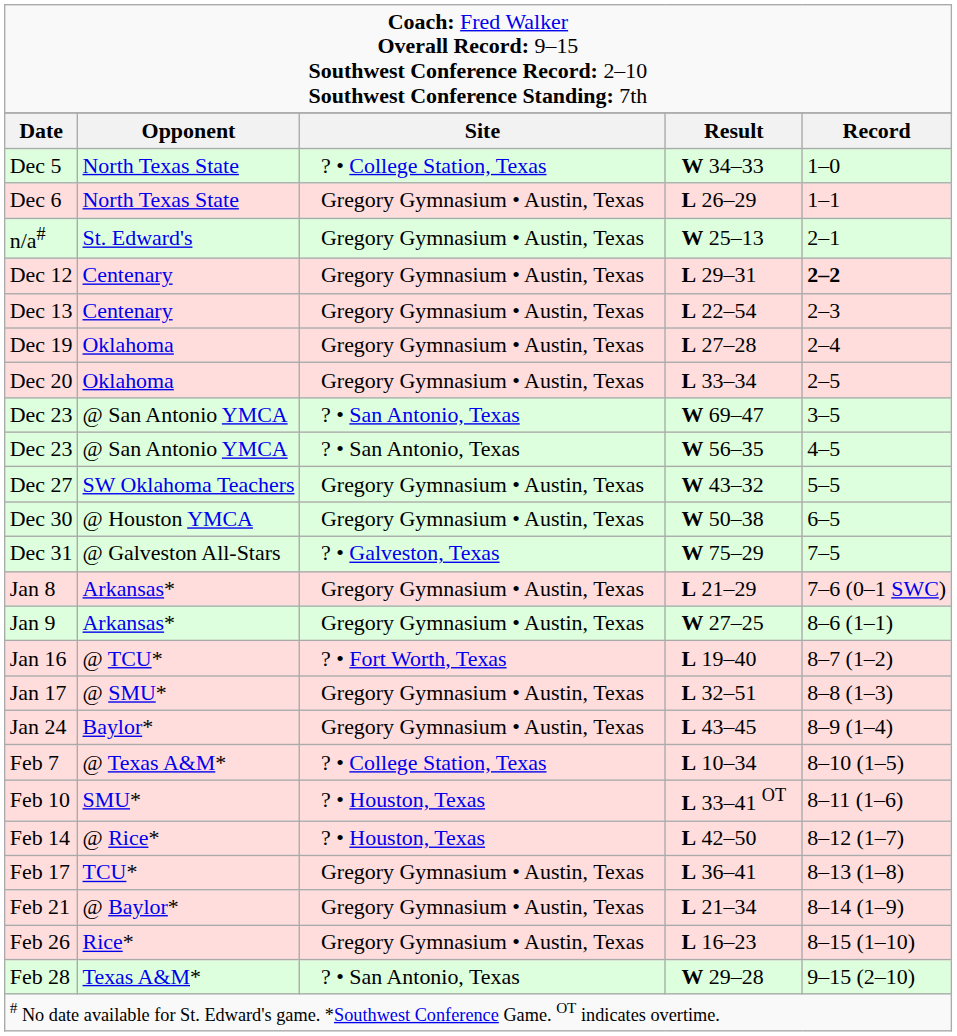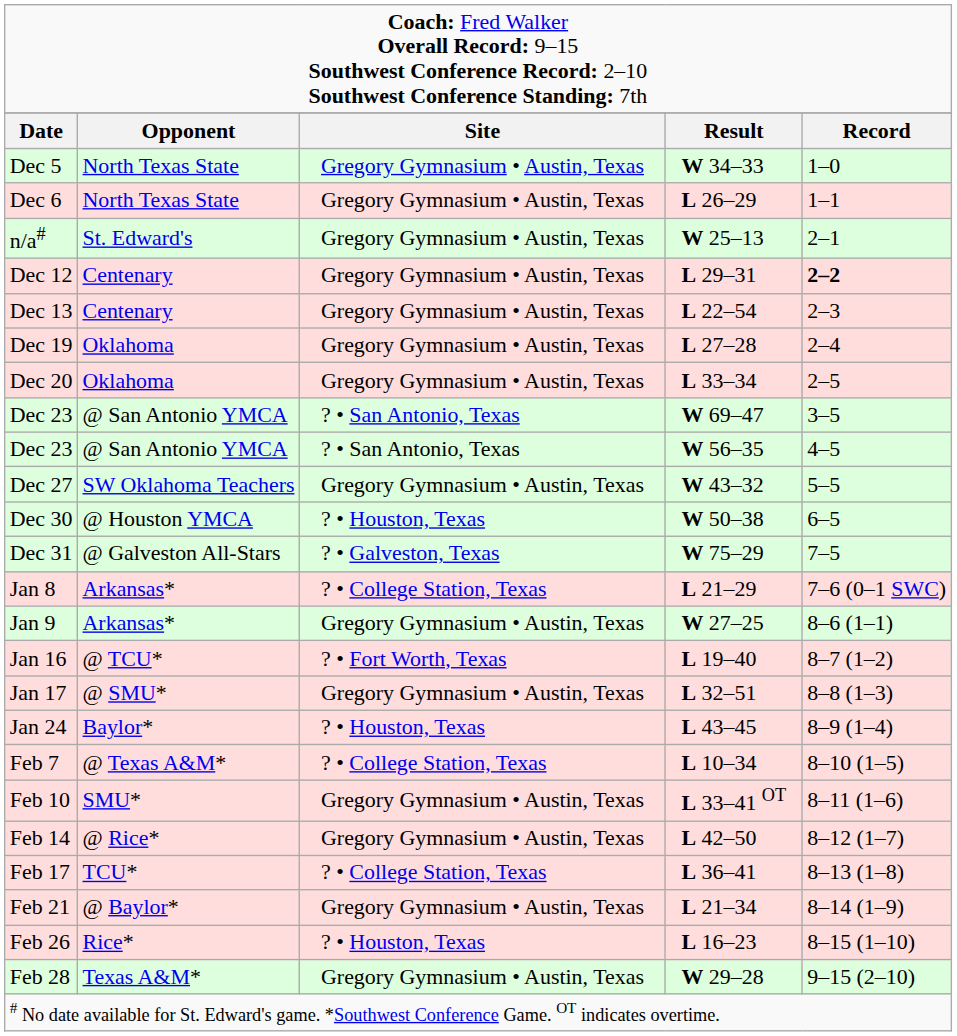(434, 165) ? • College Station, Texas -> (482, 165) Gregory Gymnasium • Austin, Texas
(482, 518) Gregory Gymnasium • Austin, Texas -> (403, 518) ? • Houston, Texas
(482, 588) Gregory Gymnasium • Austin, Texas -> (434, 588) ? • College Station, Texas
(482, 727) Gregory Gymnasium • Austin, Texas -> (403, 727) ? • Houston, Texas
(403, 800) ? • Houston, Texas -> (482, 800) Gregory Gymnasium • Austin, Texas
(403, 837) ? • Houston, Texas -> (482, 837) Gregory Gymnasium • Austin, Texas
(482, 872) Gregory Gymnasium • Austin, Texas -> (434, 872) ? • College Station, Texas
(482, 942) Gregory Gymnasium • Austin, Texas -> (403, 942) ? • Houston, Texas
(420, 976) ? • San Antonio, Texas -> (482, 976) Gregory Gymnasium • Austin, Texas
